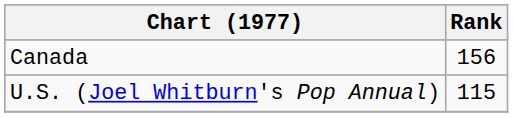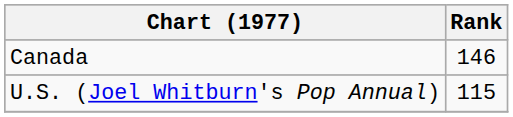(476, 58) 156 -> (476, 58) 146
